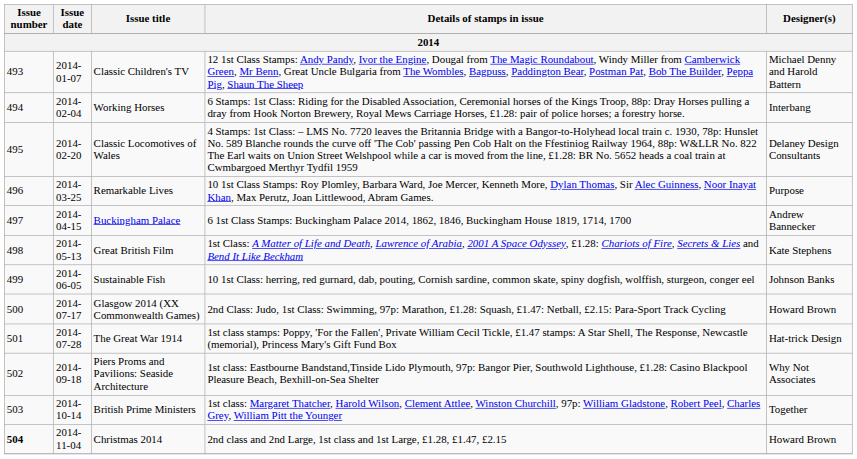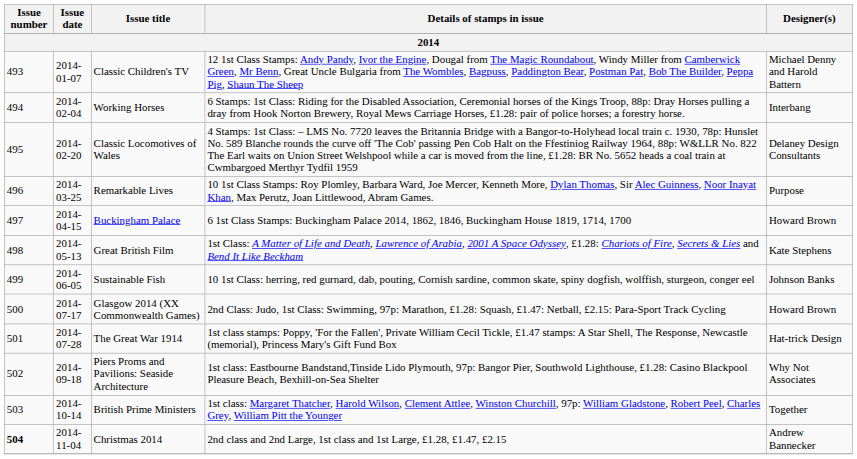(792, 220) Andrew Bannecker -> (803, 220) Howard Brown
(803, 439) Howard Brown -> (792, 439) Andrew Bannecker
